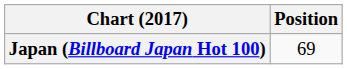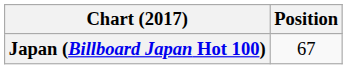(306, 48) 69 -> (306, 48) 67
